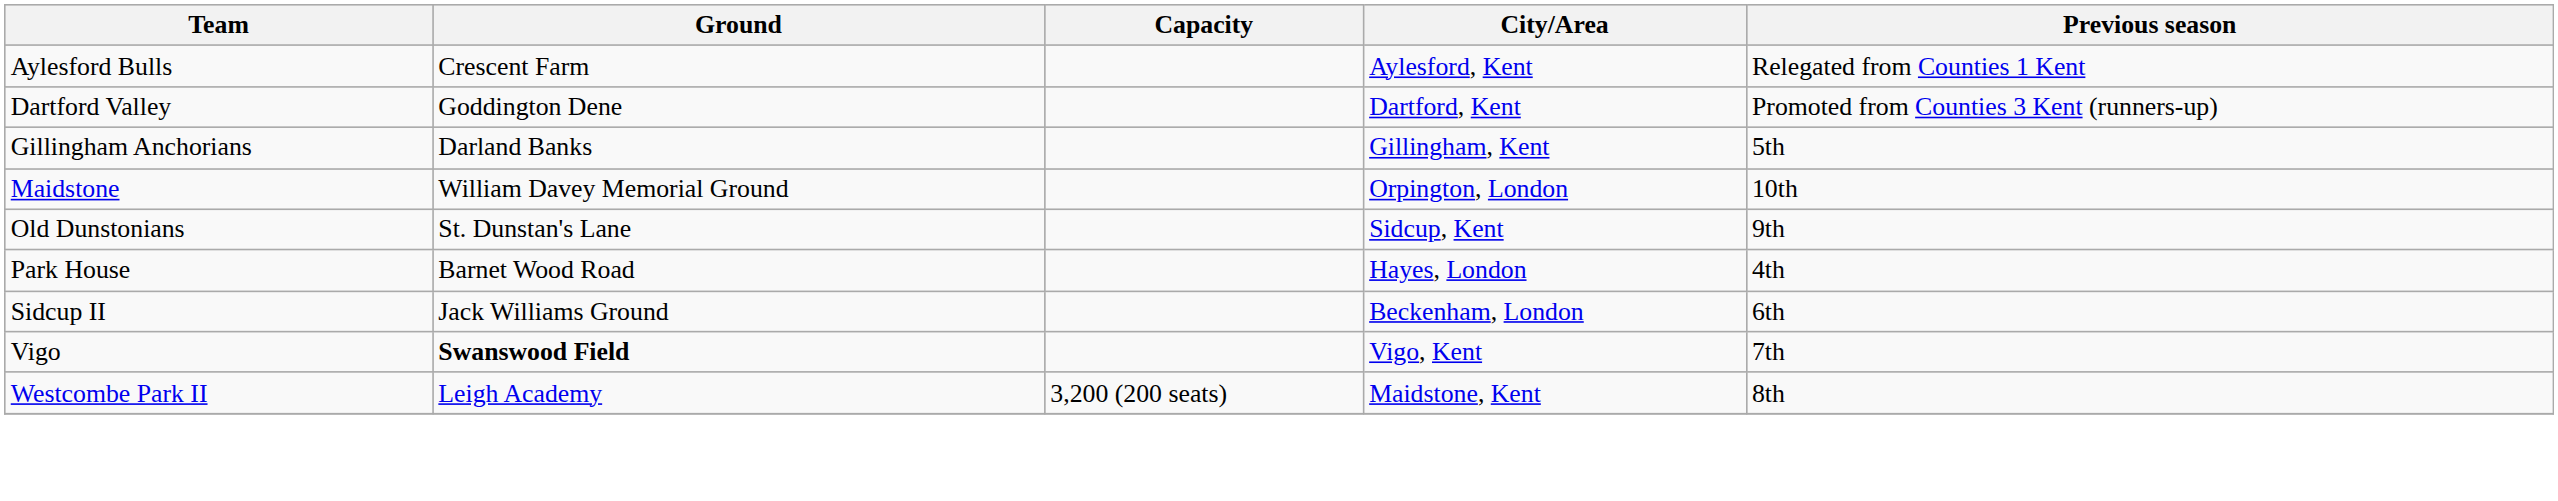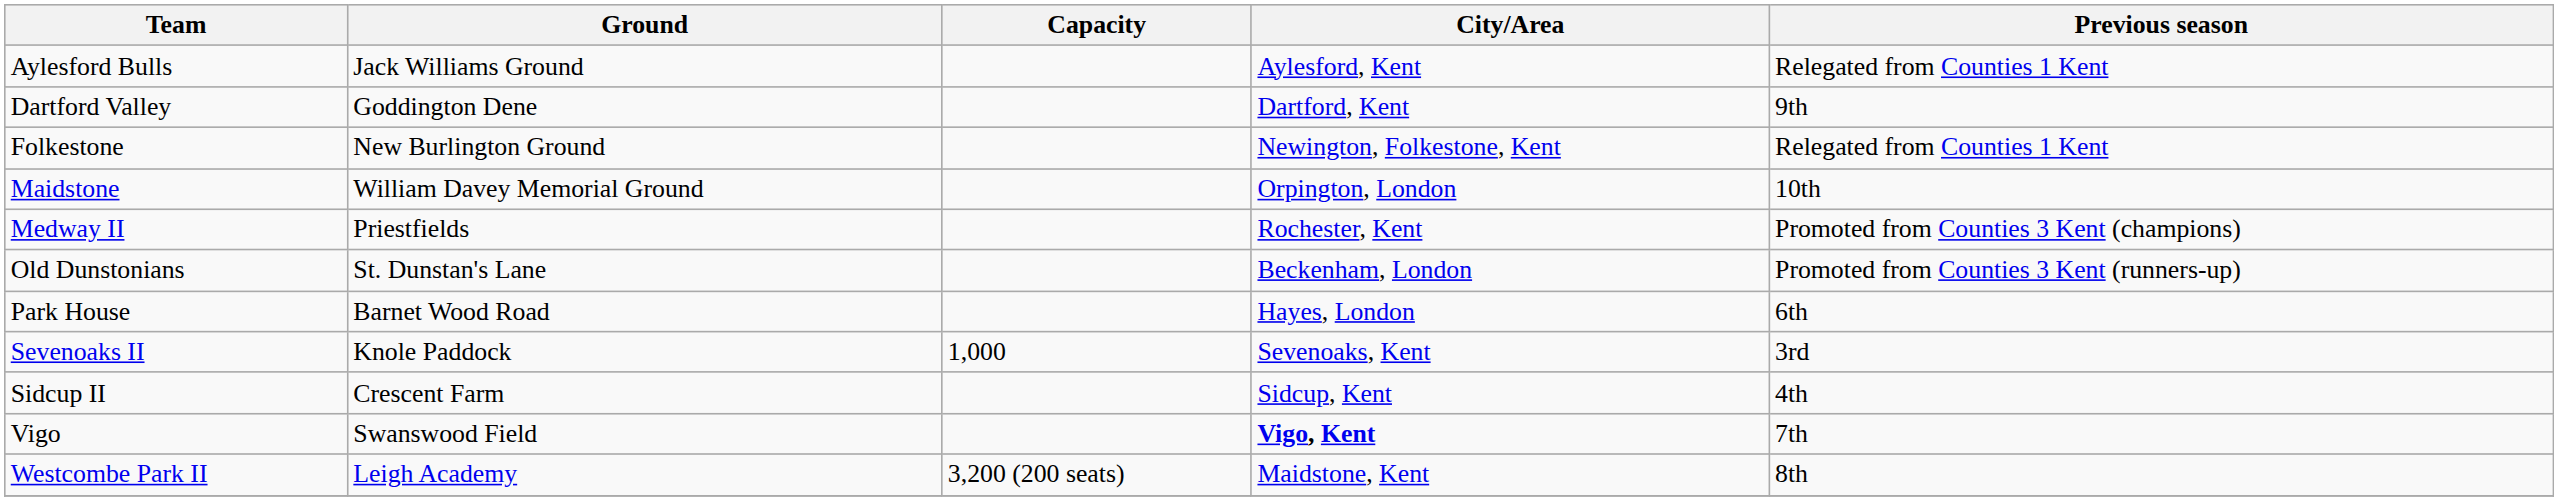(514, 65) Crescent Farm -> (468, 65) Jack Williams Ground
(1985, 106) Promoted from Counties 3 Kent (runners-up) -> (1792, 106) 9th
+ row: (67, 147)
- row: (131, 147)
+ row: (68, 229)
(1436, 229) Sidcup, Kent -> (1365, 270) Beckenham, London
(1768, 229) 9th -> (2008, 270) Promoted from Counties 3 Kent (runners-up)
(1768, 270) 4th -> (1792, 310) 6th
+ row: (78, 351)
(554, 310) Jack Williams Ground -> (429, 392) Crescent Farm
(1476, 310) Beckenham, London -> (1325, 392) Sidcup, Kent
(1768, 310) 6th -> (1792, 392) 4th
(534, 351) bold -> (445, 433) normal
(1426, 351) normal -> (1316, 433) bold
